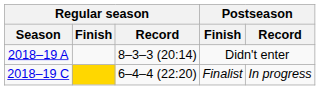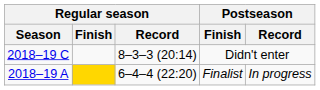(38, 54) 2018–19 A -> (38, 54) 2018–19 C
(38, 74) 2018–19 C -> (38, 74) 2018–19 A
